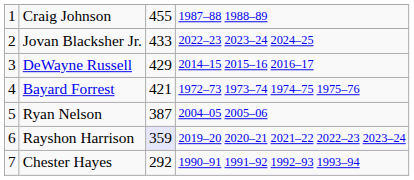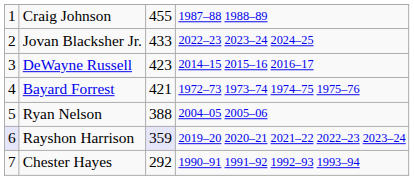(160, 65) 429 -> (160, 65) 423
(160, 114) 387 -> (160, 114) 388
(12, 138) no background -> (12, 138) lavender background
